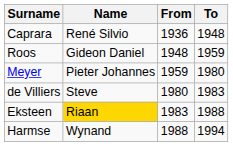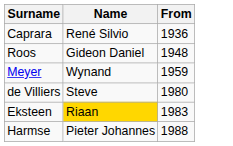- column: (211, 14)
(111, 72) Pieter Johannes -> (89, 72) Wynand
(89, 131) Wynand -> (111, 131) Pieter Johannes
